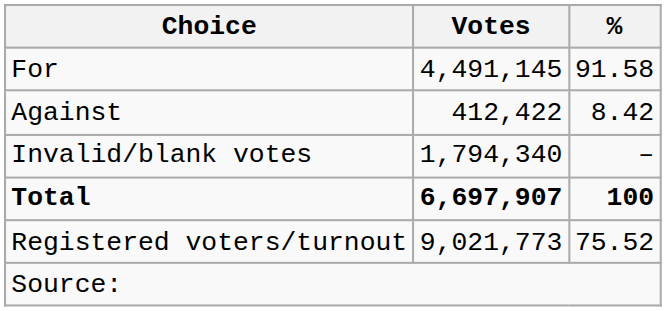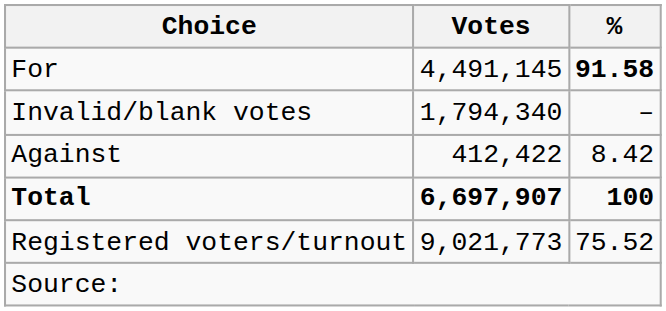(615, 70) normal -> (615, 70) bold
rows swapped: (67, 113) <-> (162, 156)
